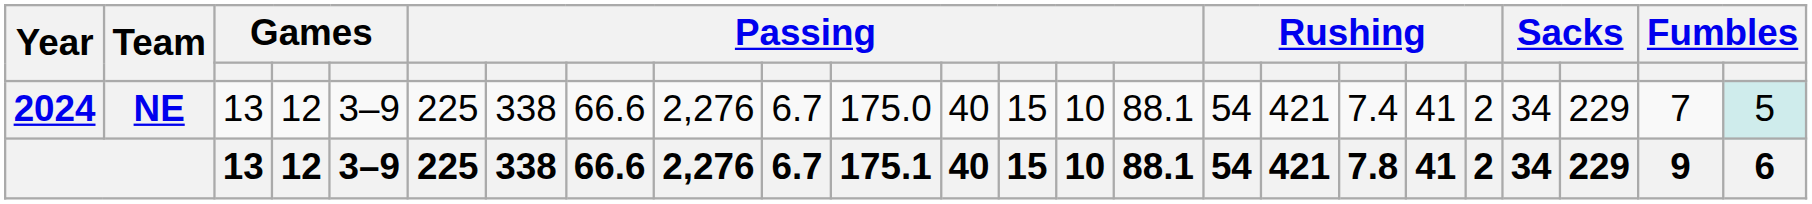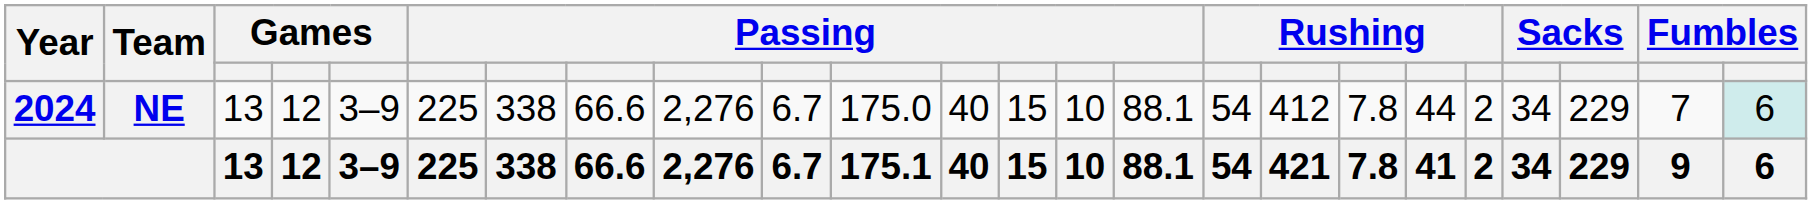(1299, 109) 421 -> (1299, 109) 412
(1373, 109) 7.4 -> (1373, 109) 7.8
(1436, 109) 41 -> (1436, 109) 44
(1765, 109) 5 -> (1765, 109) 6
